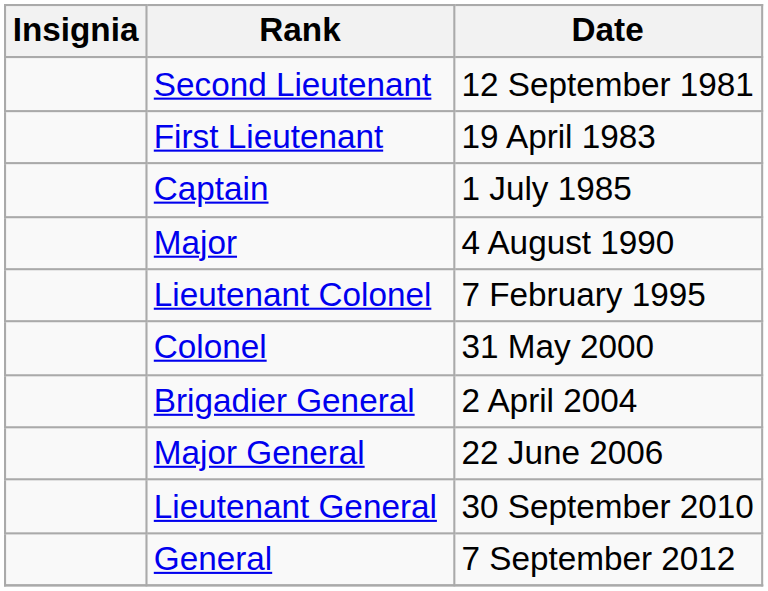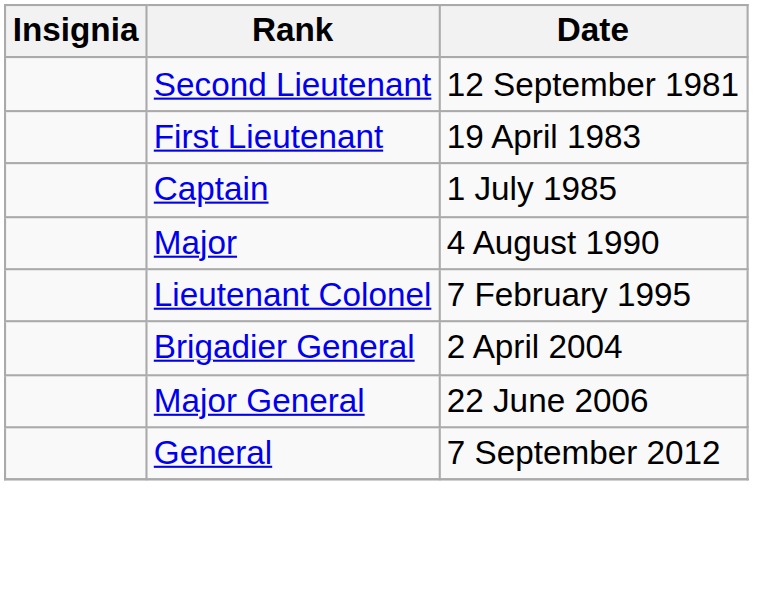- row: (210, 347)
- row: (300, 505)
